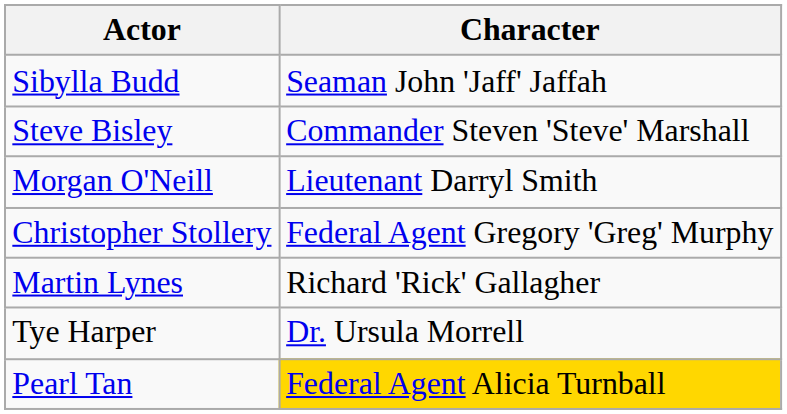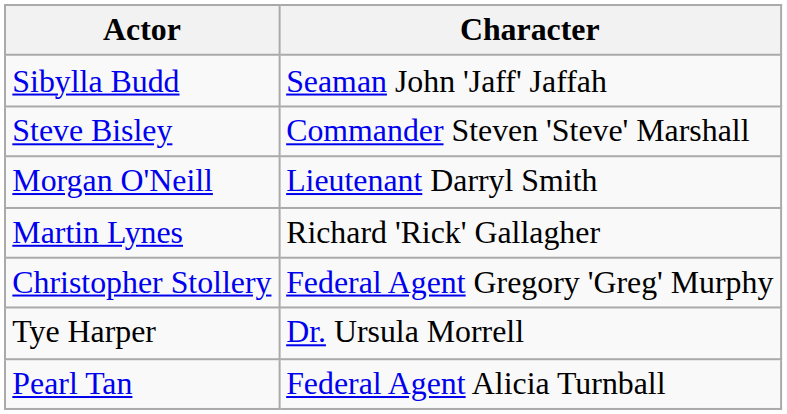rows swapped: (142, 231) <-> (98, 282)
(476, 383) gold background -> (476, 383) no background
